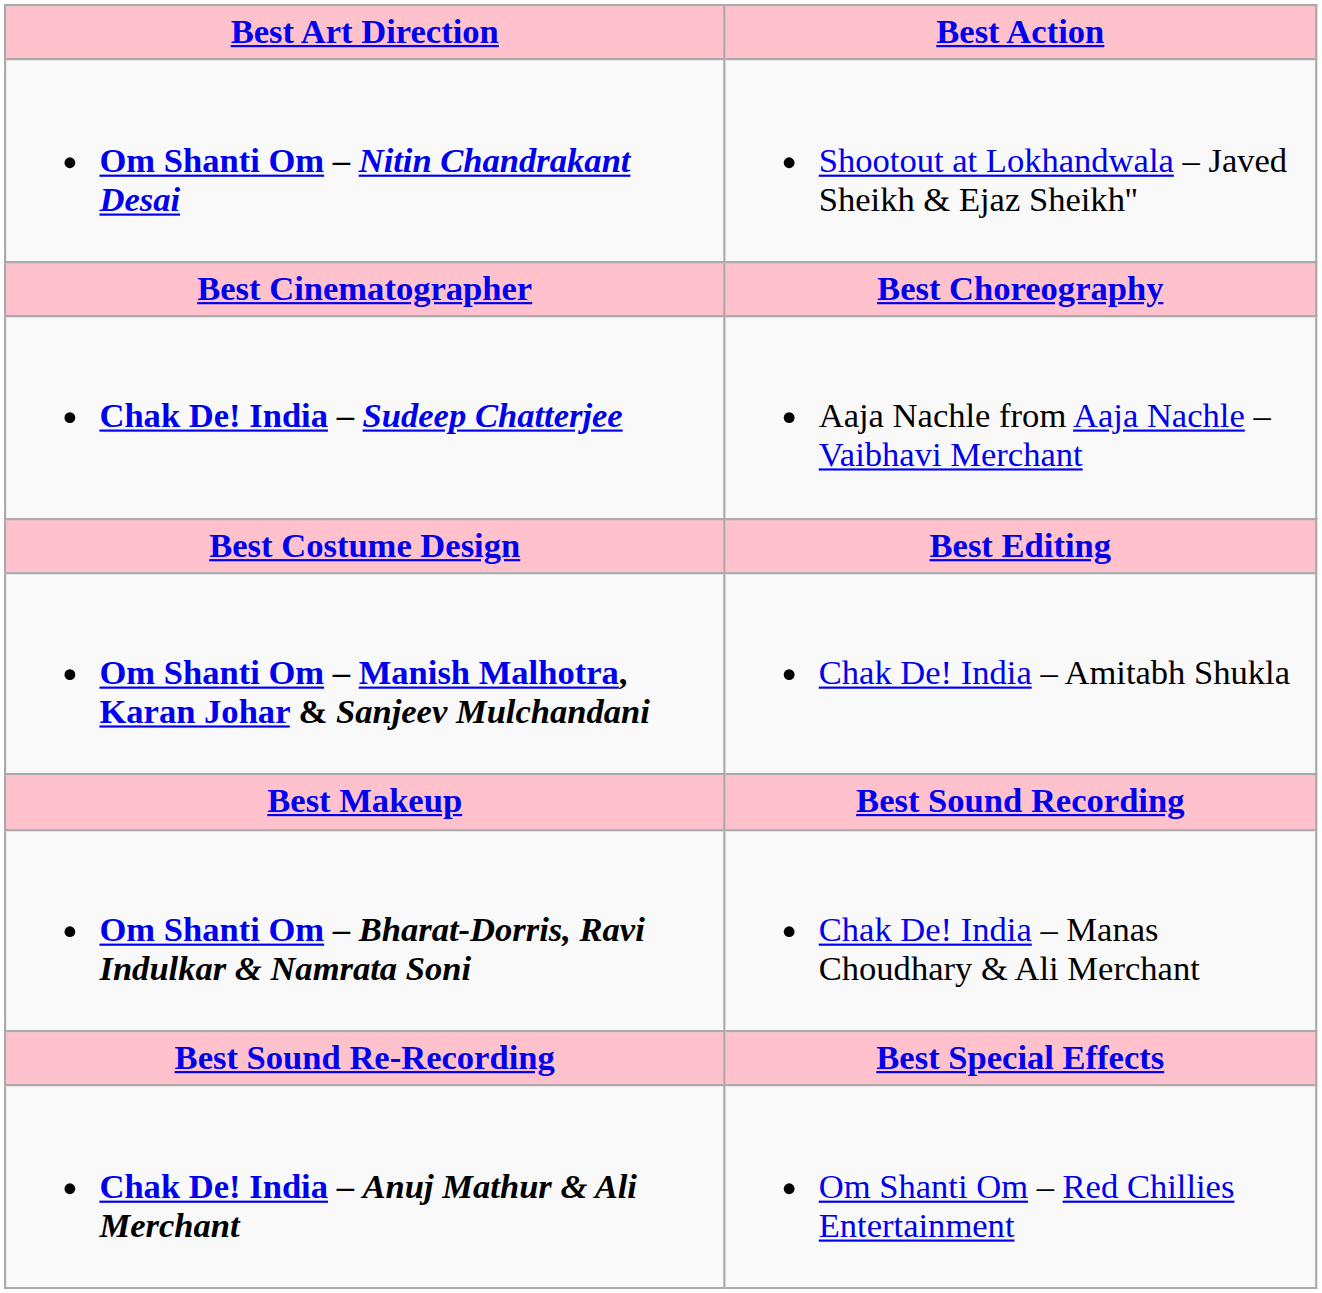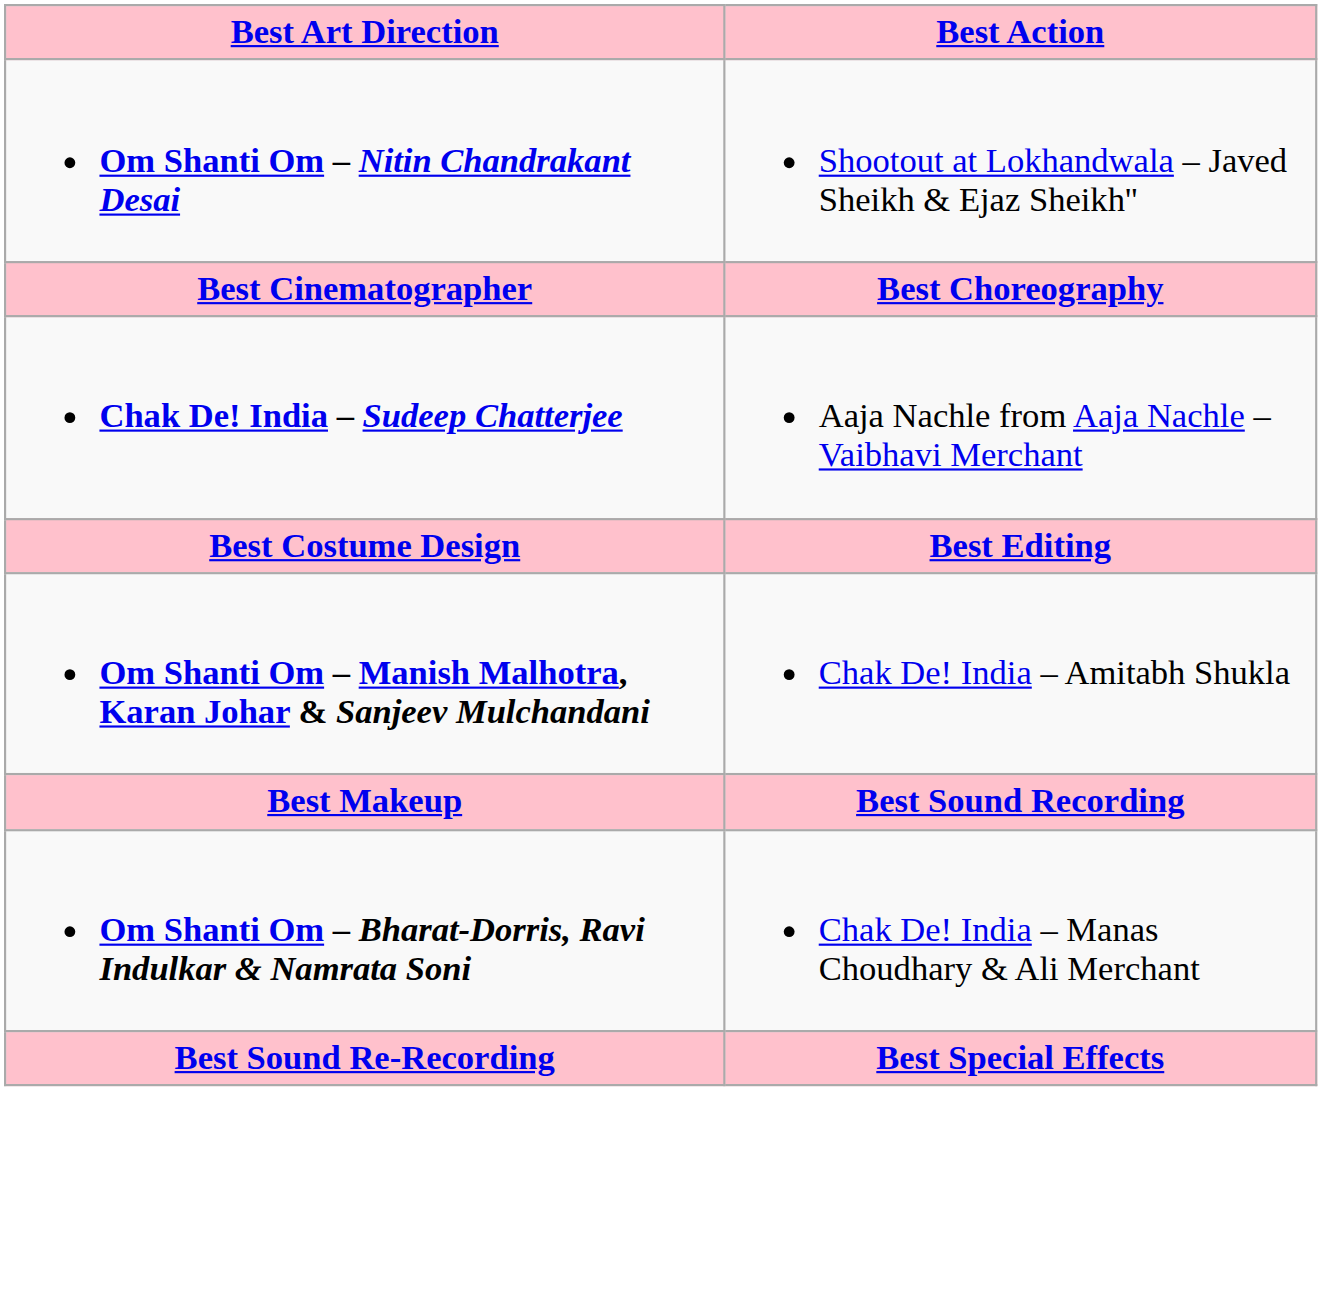- row: (365, 1206)
